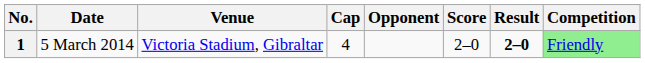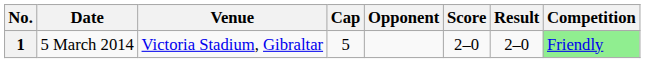(346, 44) 4 -> (346, 44) 5
(517, 44) bold -> (517, 44) normal
